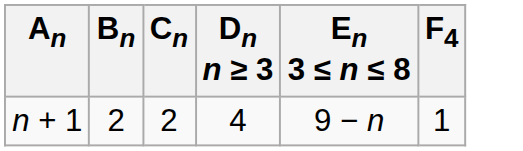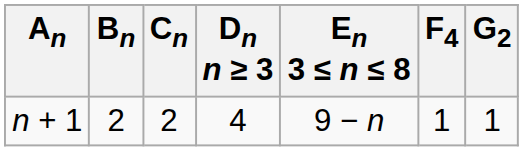+ column: (492, 33)
